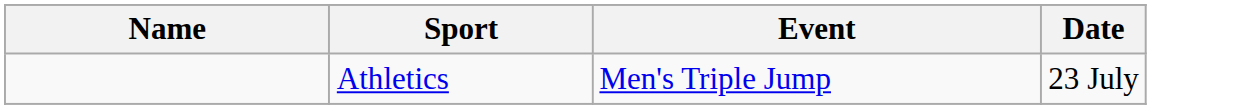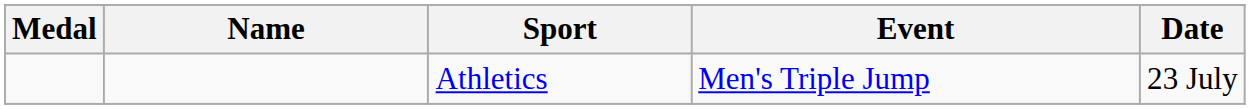+ column: (54, 29)
